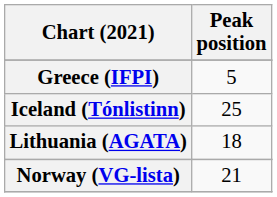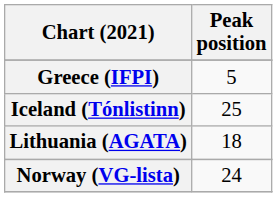(231, 175) 21 -> (231, 175) 24
